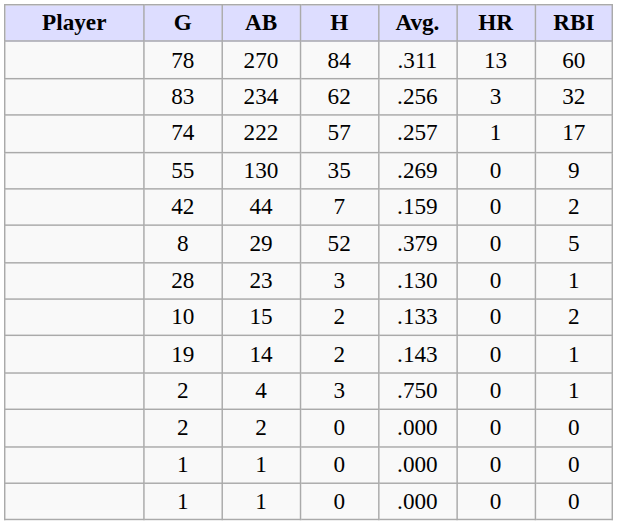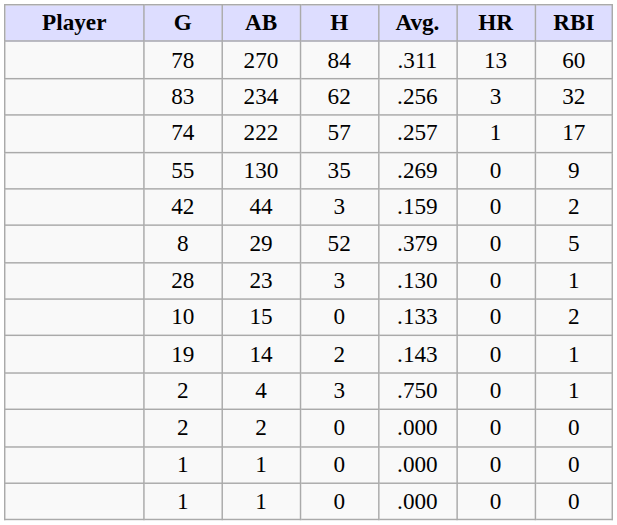(339, 206) 7 -> (339, 206) 3
(339, 317) 2 -> (339, 317) 0
